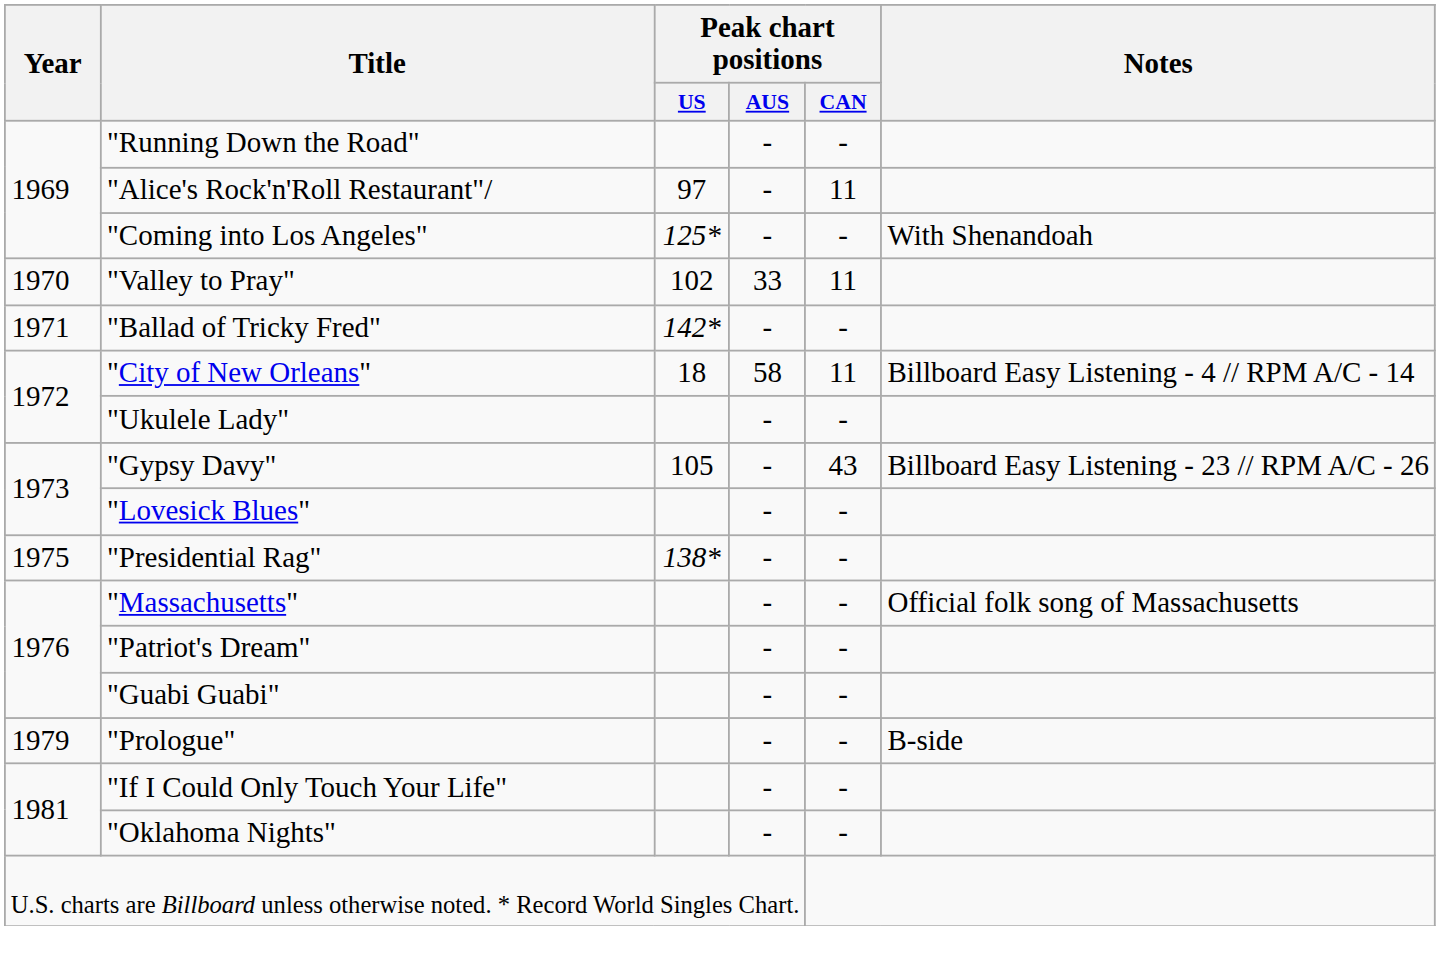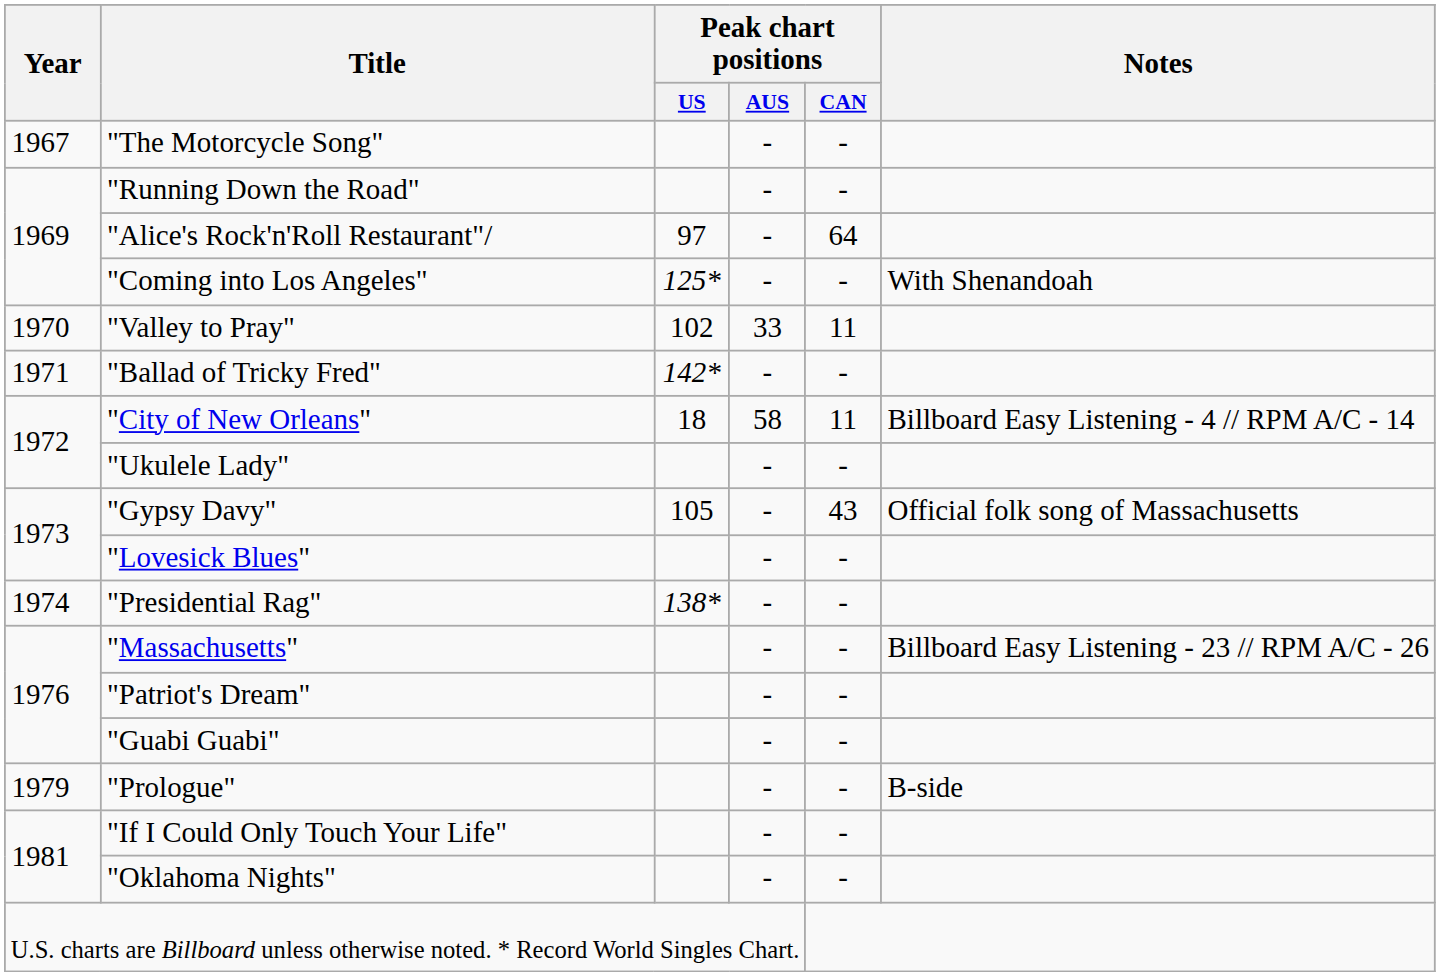+ row: (245, 143)
(843, 189) 11 -> (843, 235) 64
(1158, 465) Billboard Easy Listening - 23 // RPM A/C - 26 -> (1093, 511) Official folk song of Massachusetts
(41, 556) 1975 -> (41, 602) 1974
(1093, 602) Official folk song of Massachusetts -> (1158, 648) Billboard Easy Listening - 23 // RPM A/C - 26
